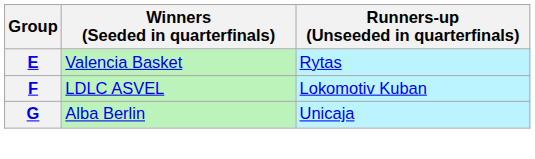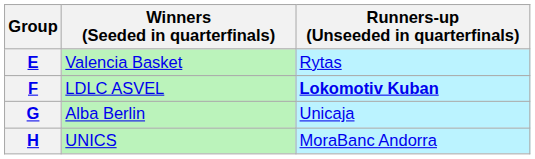(363, 88) normal -> (369, 88) bold
+ row: (33, 140)
